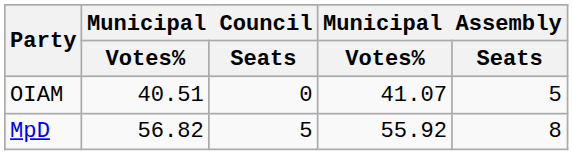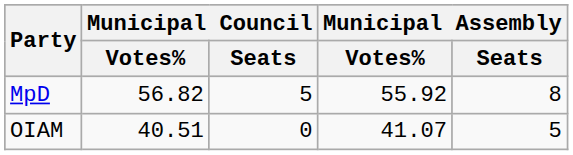rows swapped: (30, 131) <-> (37, 95)
